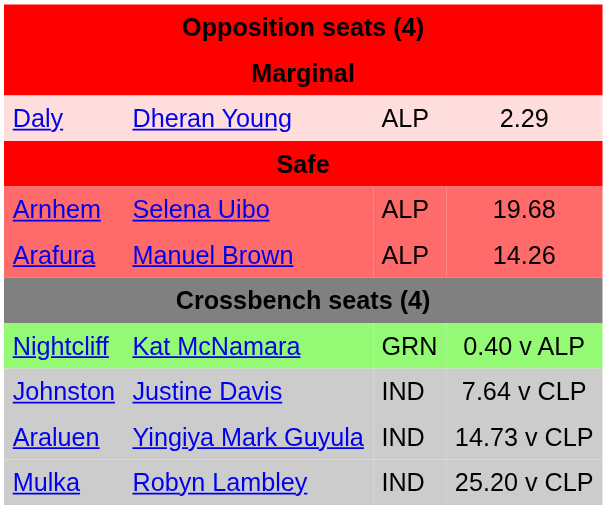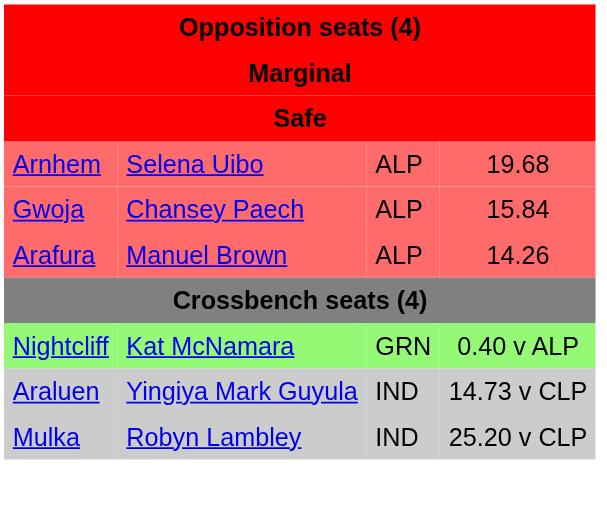- row: (38, 118)
+ row: (48, 209)
- row: (64, 391)
